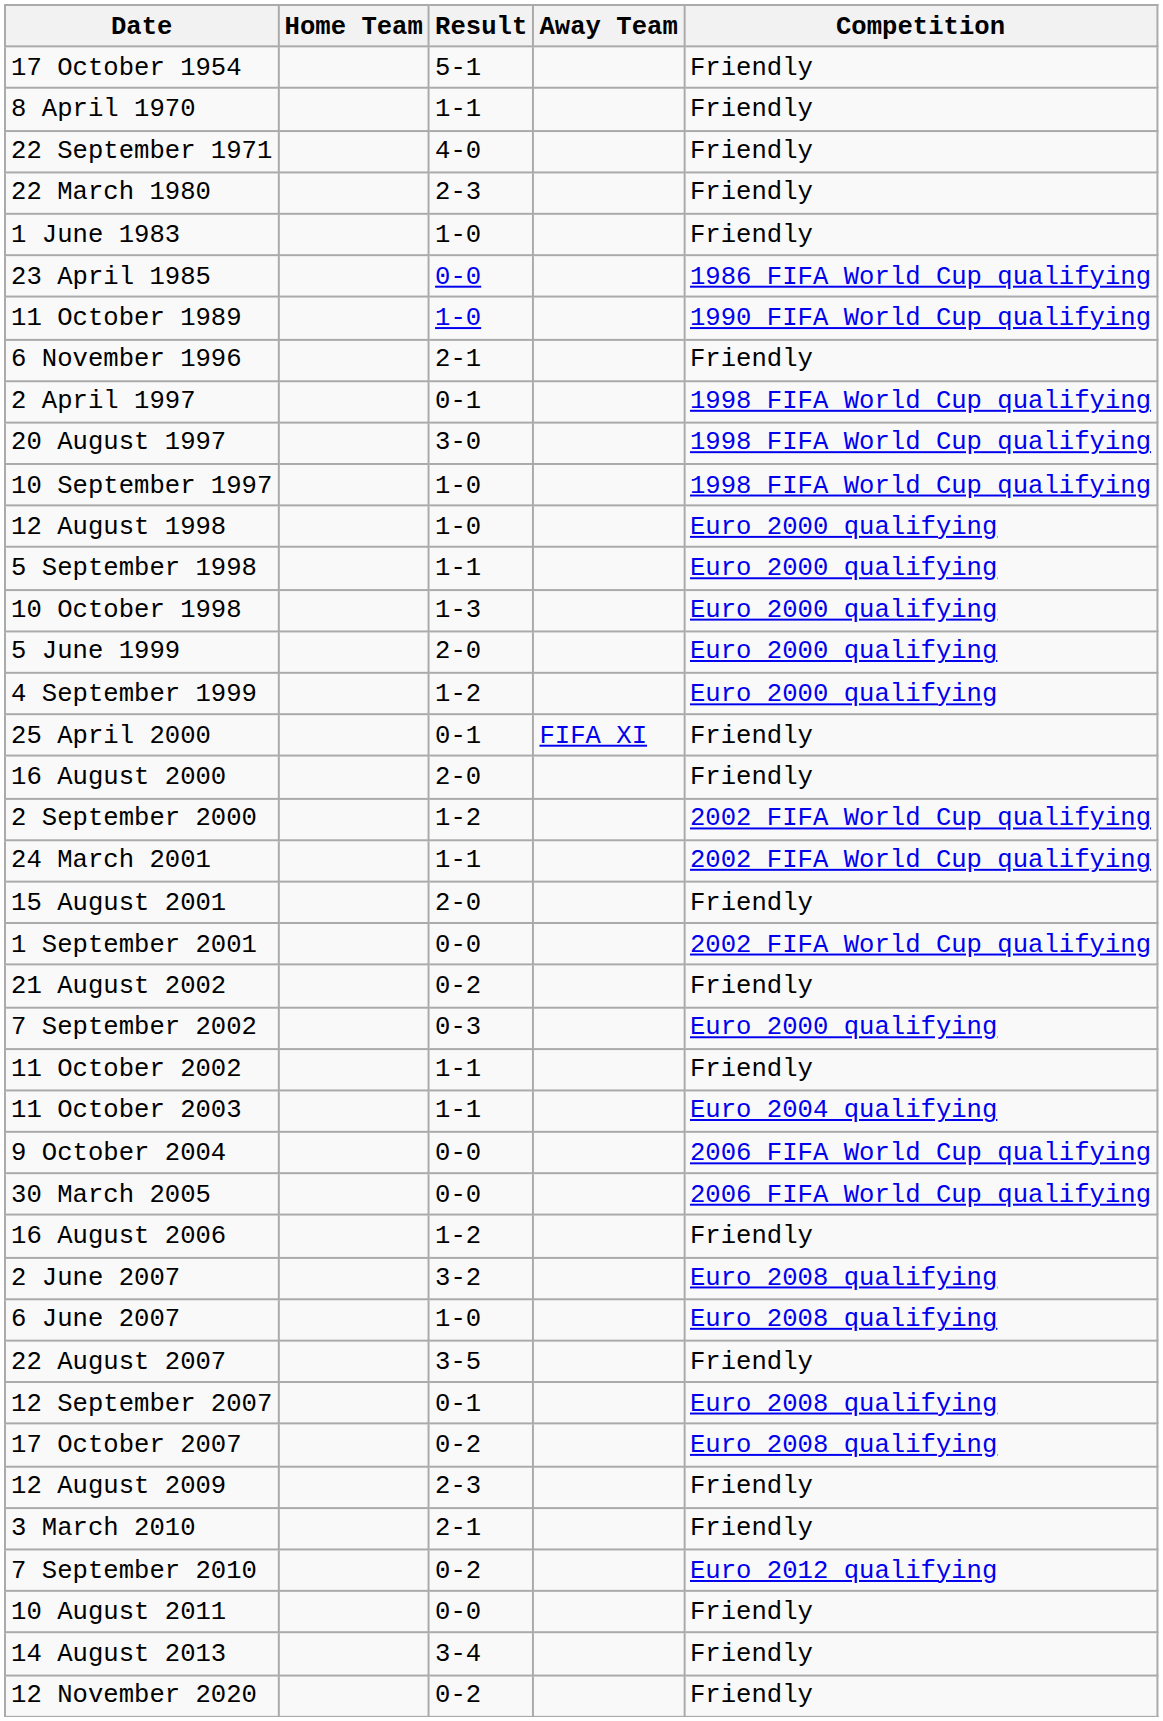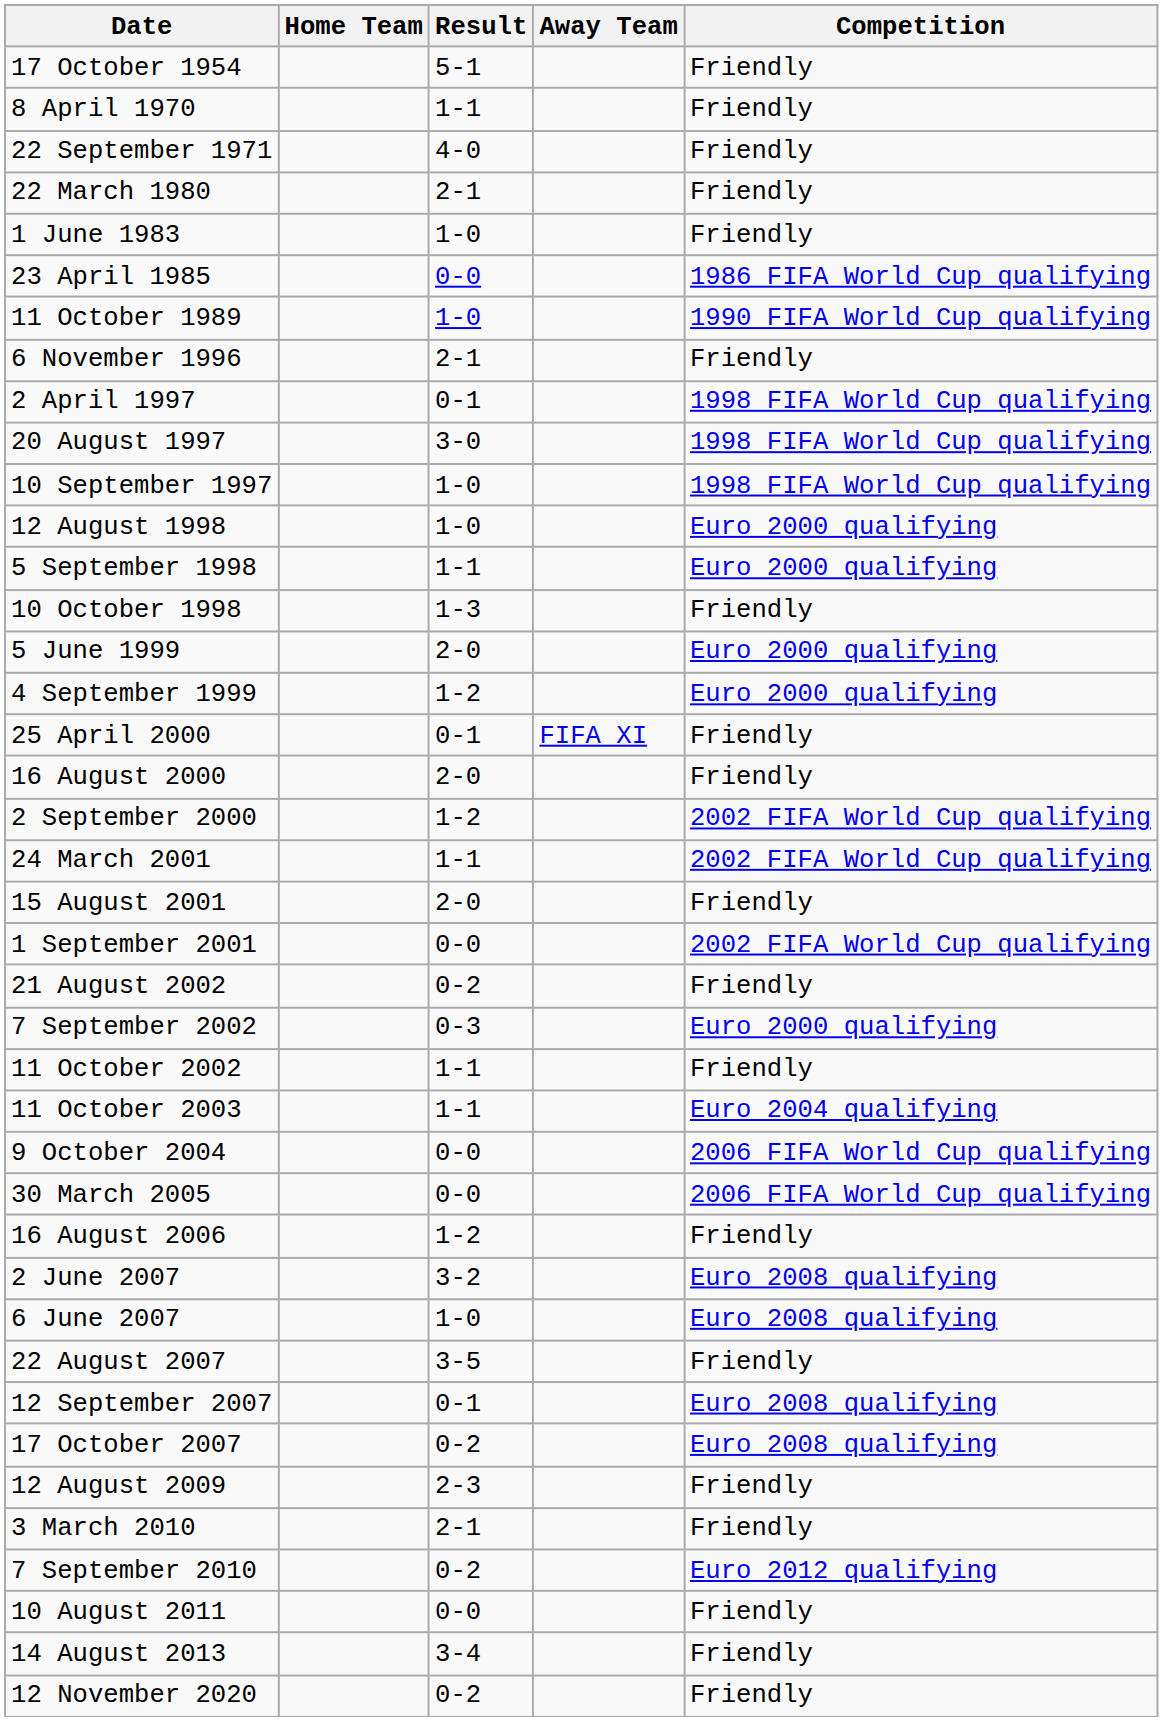(458, 193) 2-3 -> (458, 193) 2-1
(844, 610) Euro 2000 qualifying -> (751, 610) Friendly
